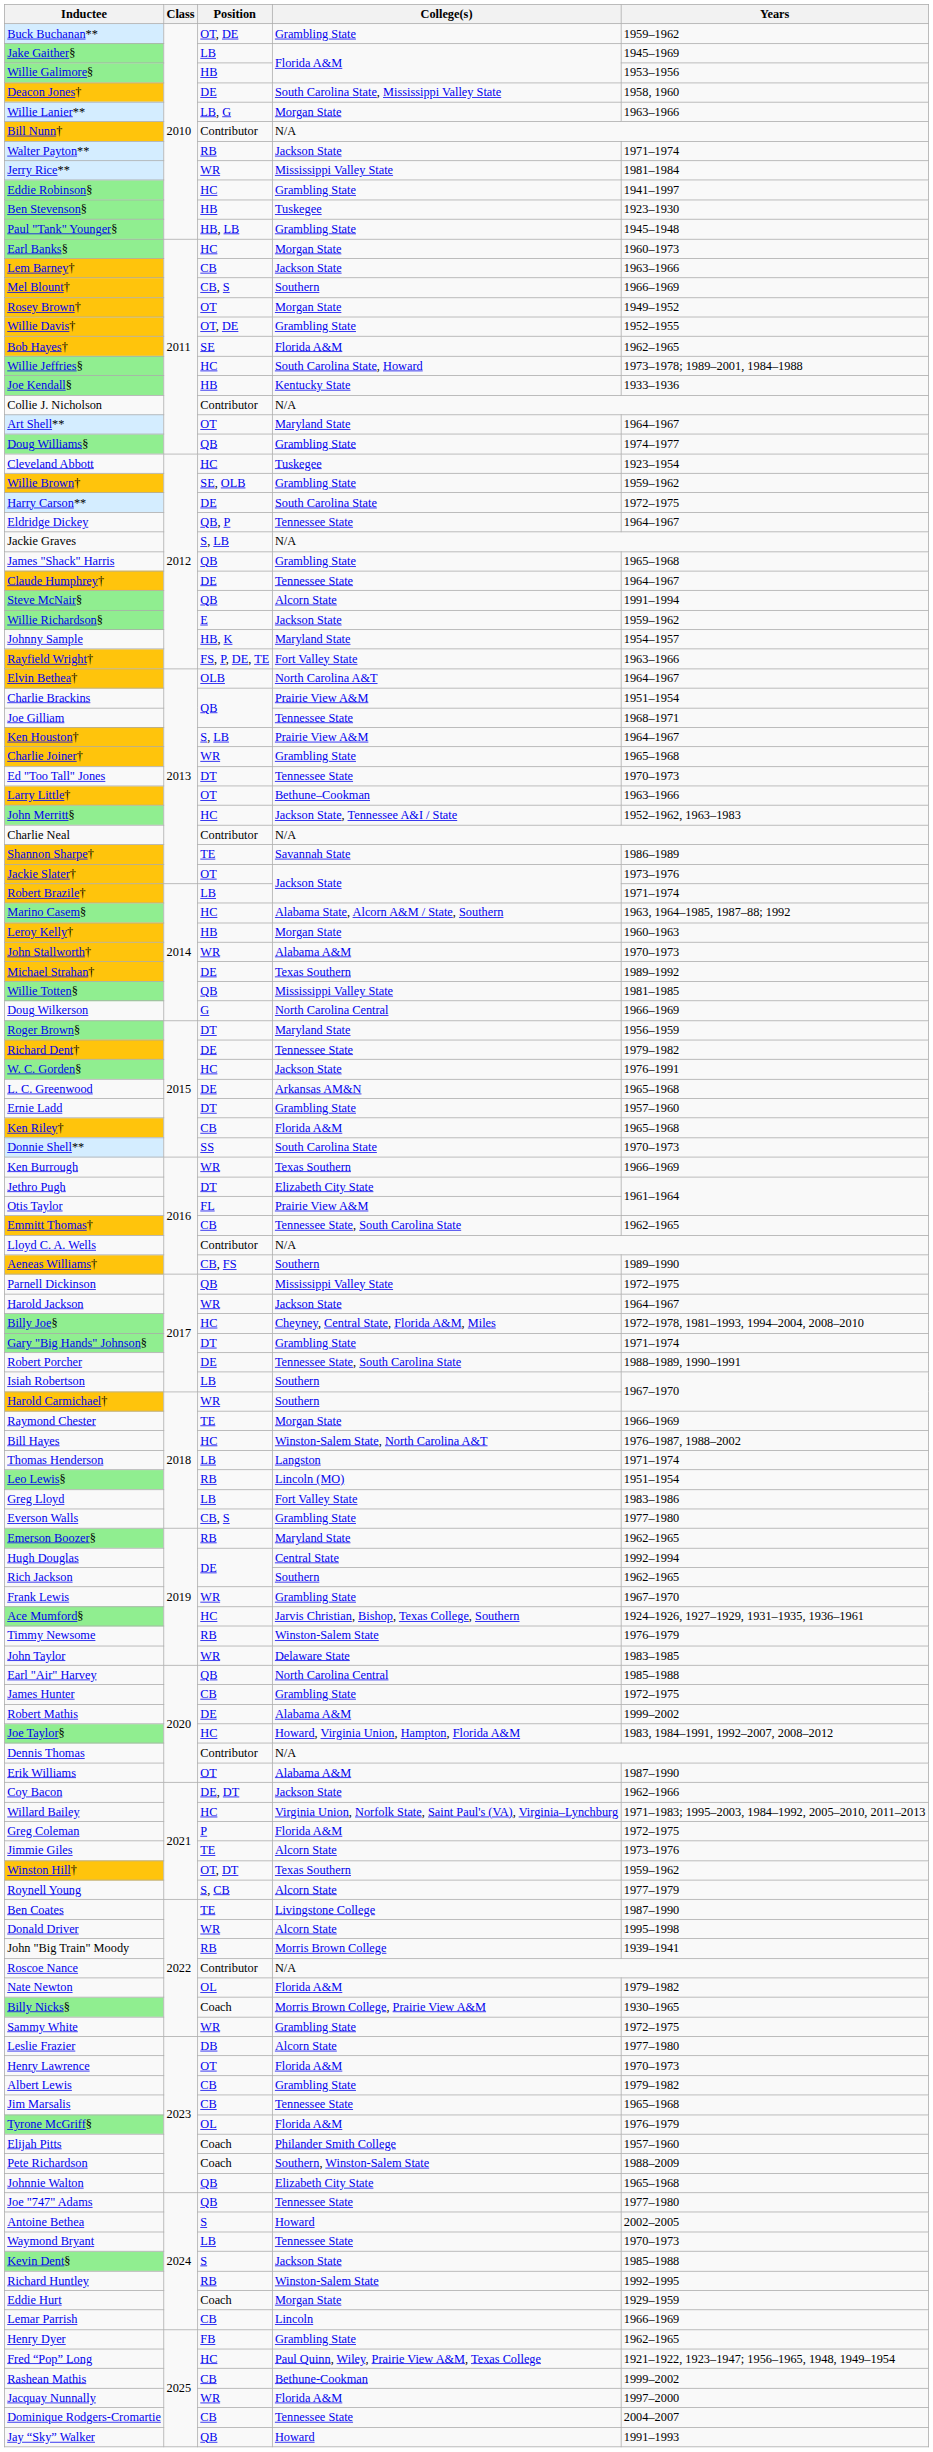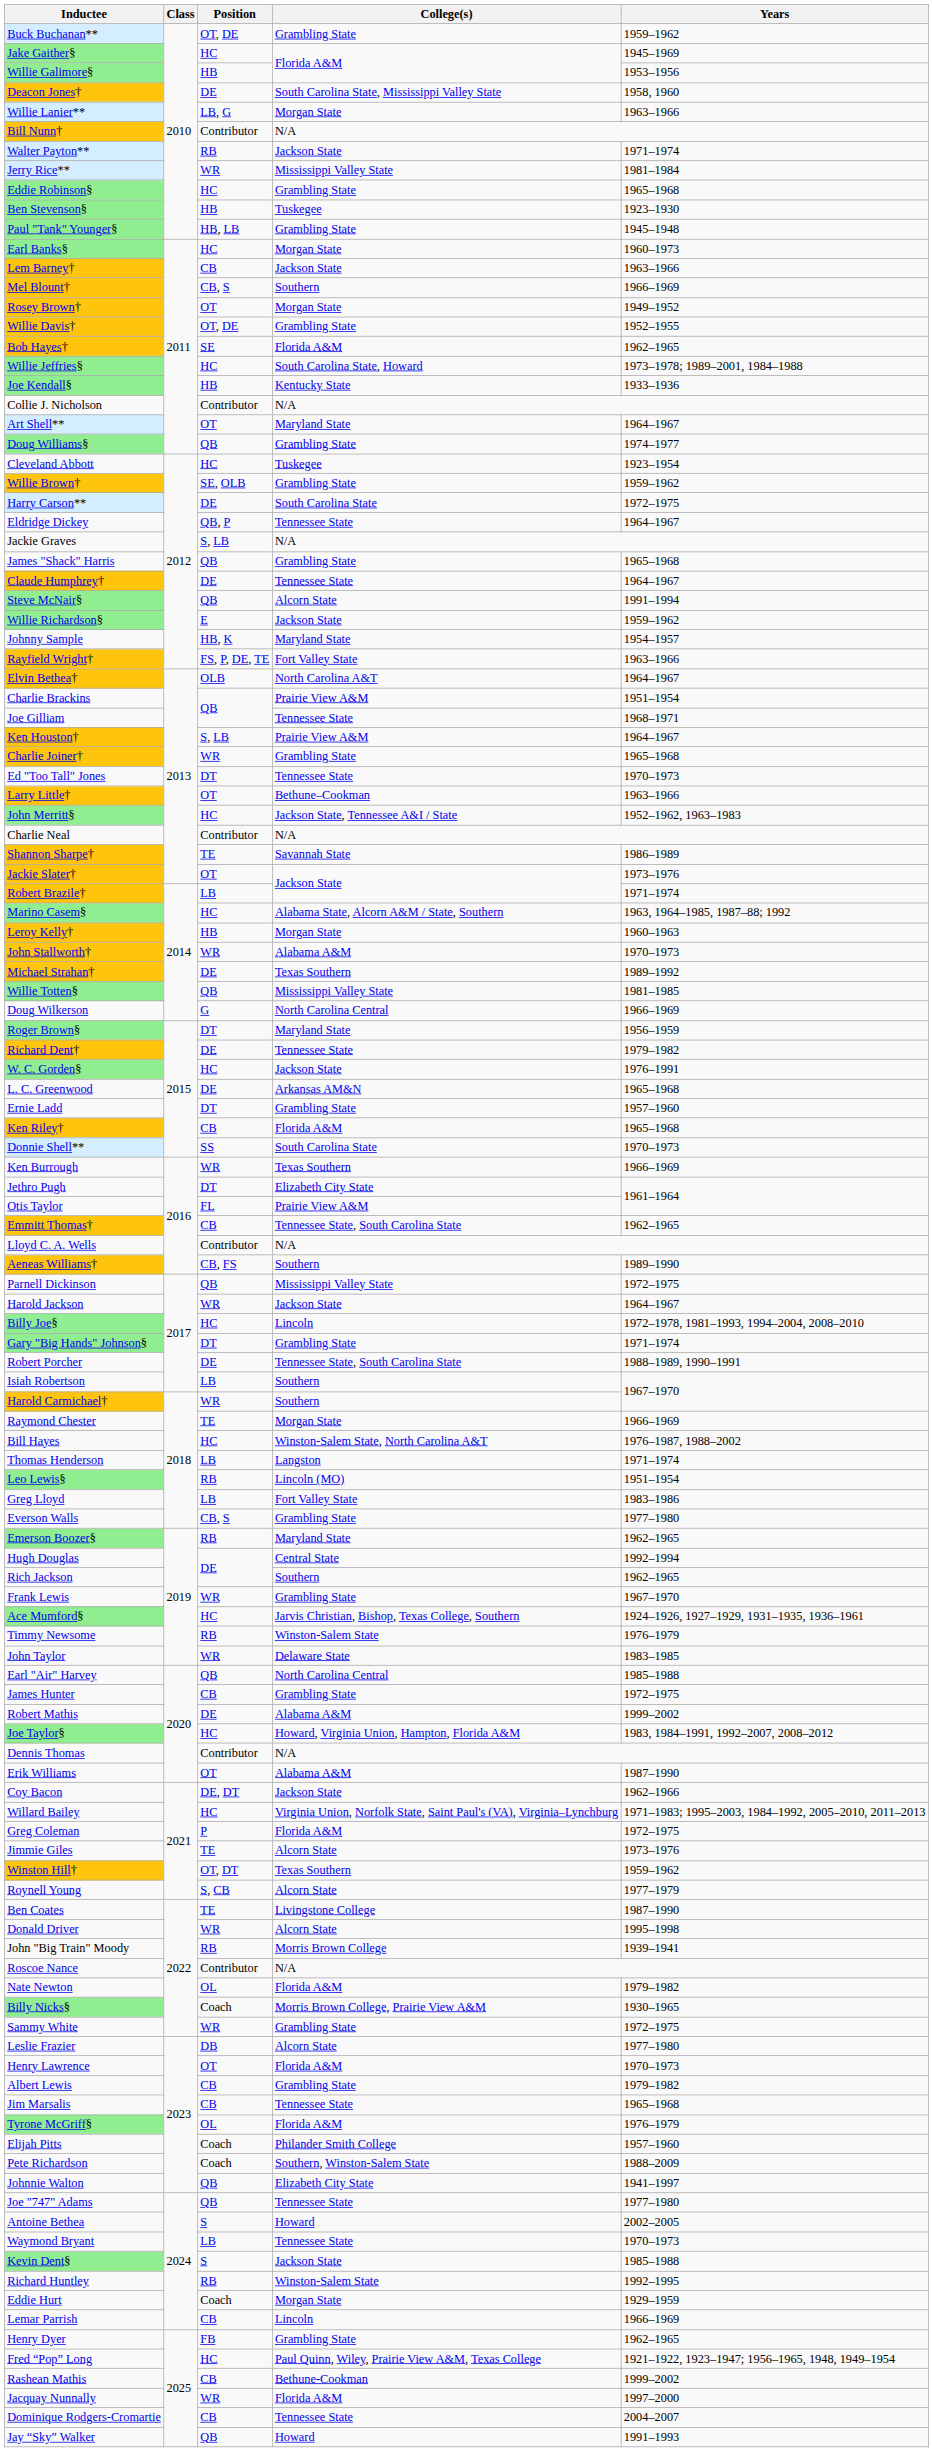(208, 53) LB -> (209, 53) HC
(651, 190) 1941–1997 -> (651, 190) 1965–1968
(385, 1323) Cheyney, Central State, Florida A&M, Miles -> (294, 1323) Lincoln
(651, 2183) 1965–1968 -> (651, 2183) 1941–1997
